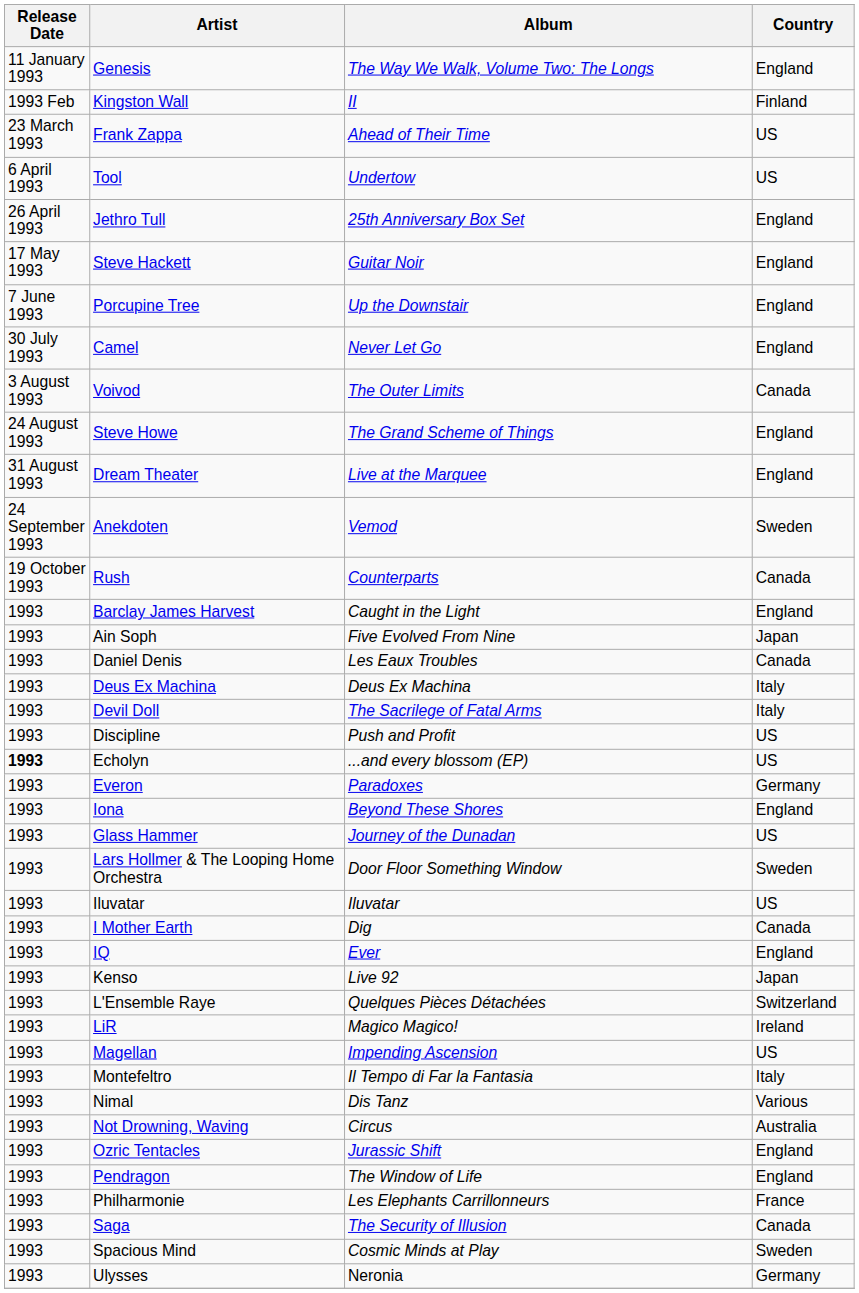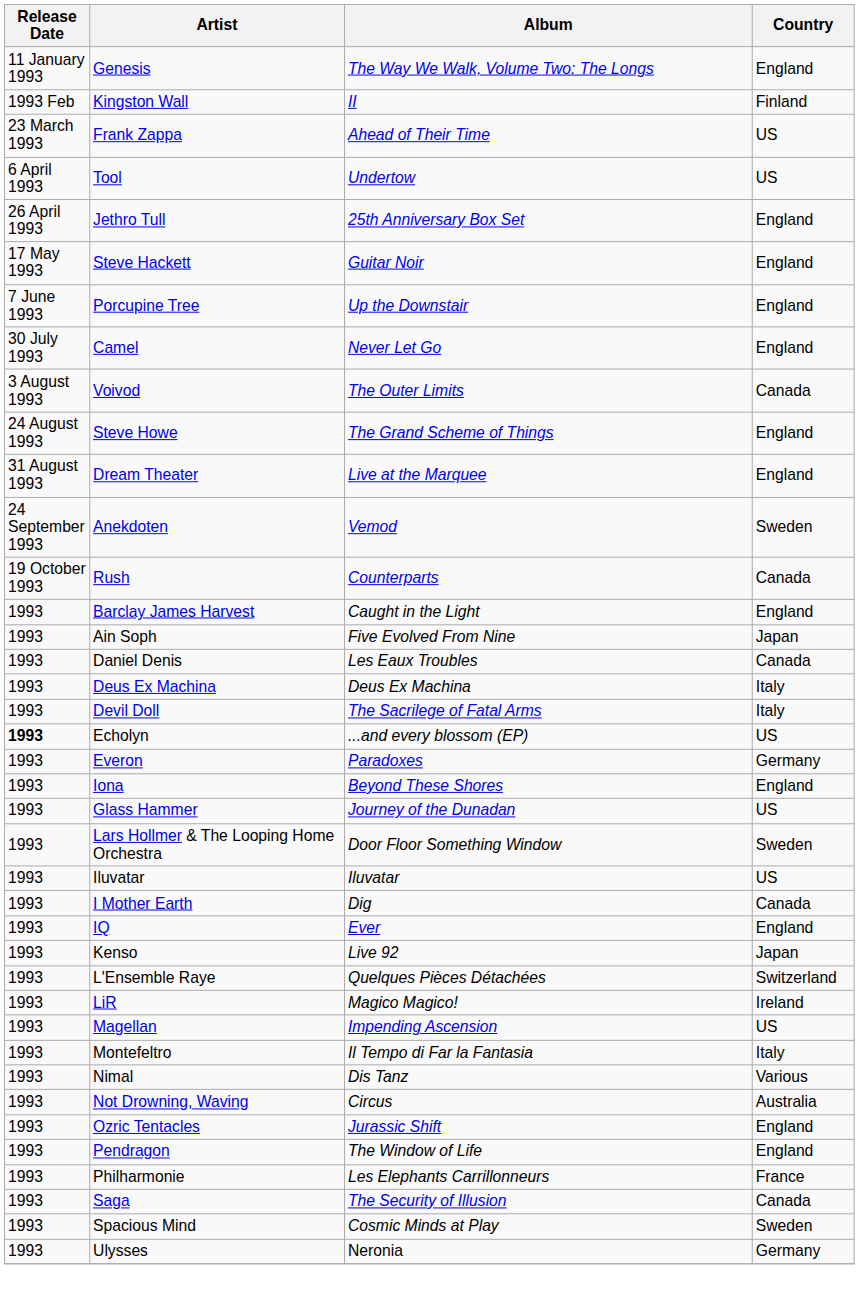- row: (127, 736)
